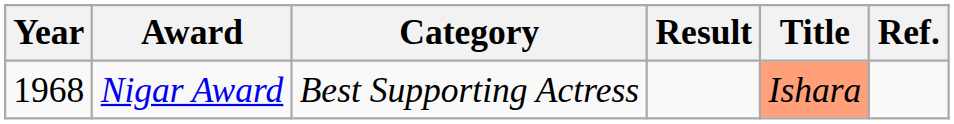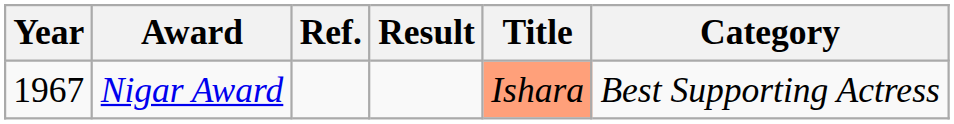columns swapped: (469, 32) <-> (909, 32)
(49, 88) 1968 -> (49, 88) 1967
